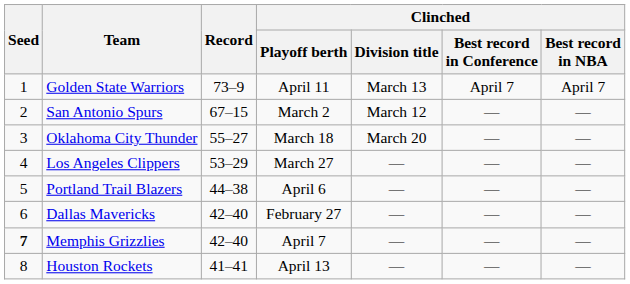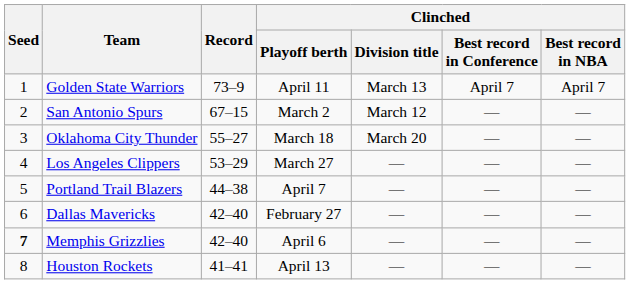(304, 189) April 6 -> (304, 189) April 7
(304, 240) April 7 -> (304, 240) April 6
